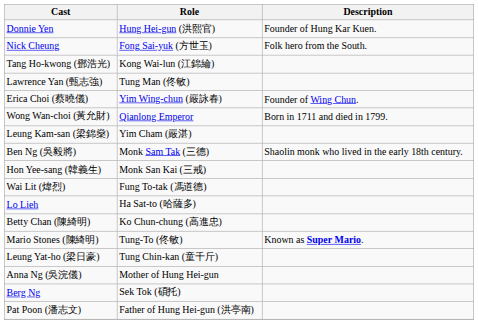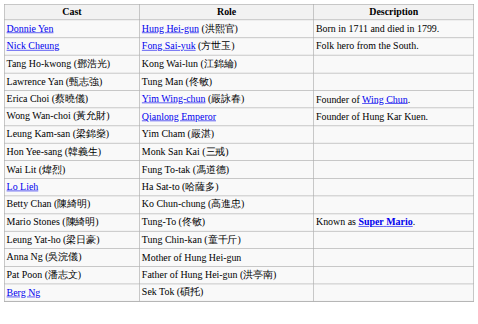(320, 29) Founder of Hung Kar Kuen. -> (378, 29) Born in 1711 and died in 1799.
(326, 116) Born in 1711 and died in 1799. -> (372, 116) Founder of Hung Kar Kuen.
- row: (41, 151)
rows swapped: (44, 310) <-> (23, 292)
